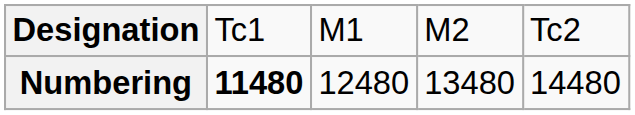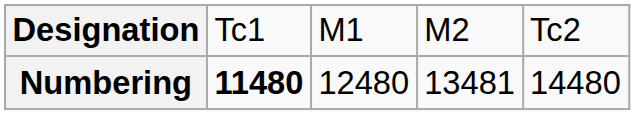(470, 82) 13480 -> (470, 82) 13481
